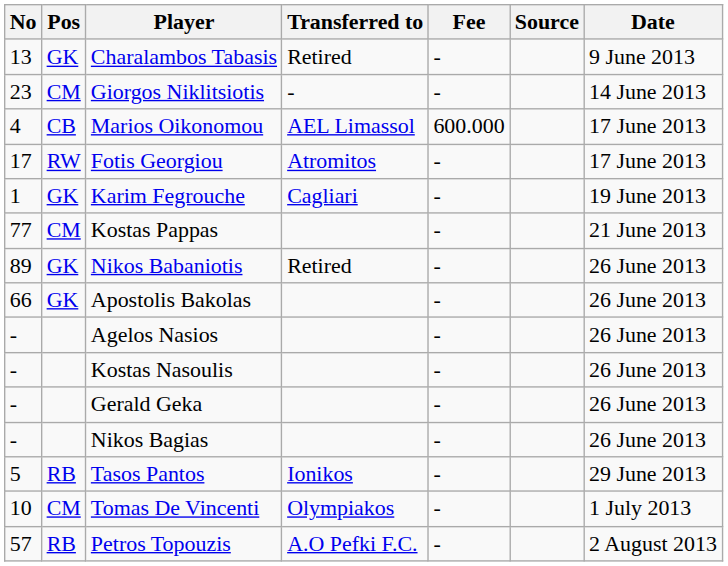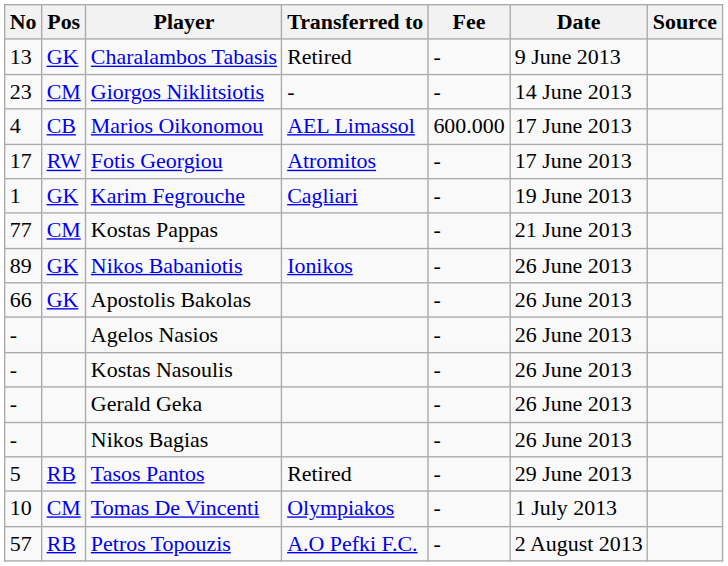columns swapped: (653, 21) <-> (547, 21)
(319, 265) Retired -> (320, 265) Ionikos
(320, 473) Ionikos -> (319, 473) Retired
